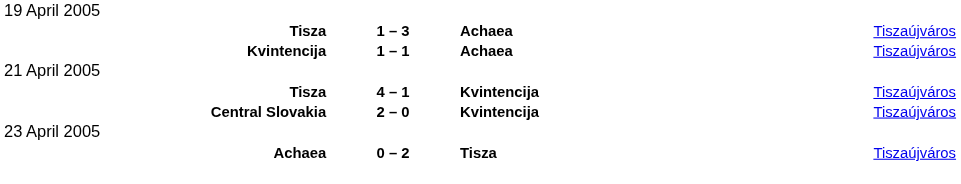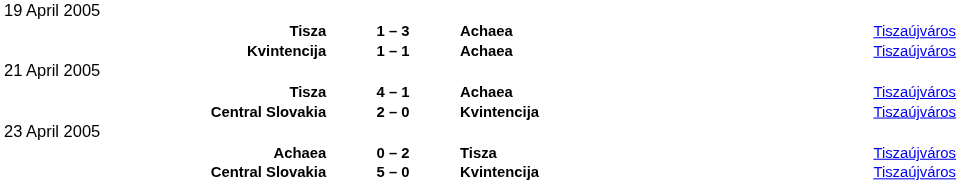(500, 92) Kvintencija -> (486, 92) Achaea
+ row: (269, 172)
